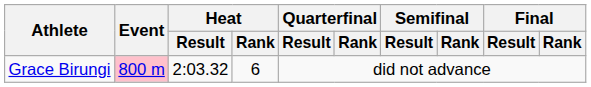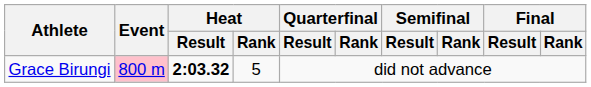(200, 69) normal -> (201, 69) bold
(255, 69) 6 -> (256, 69) 5
